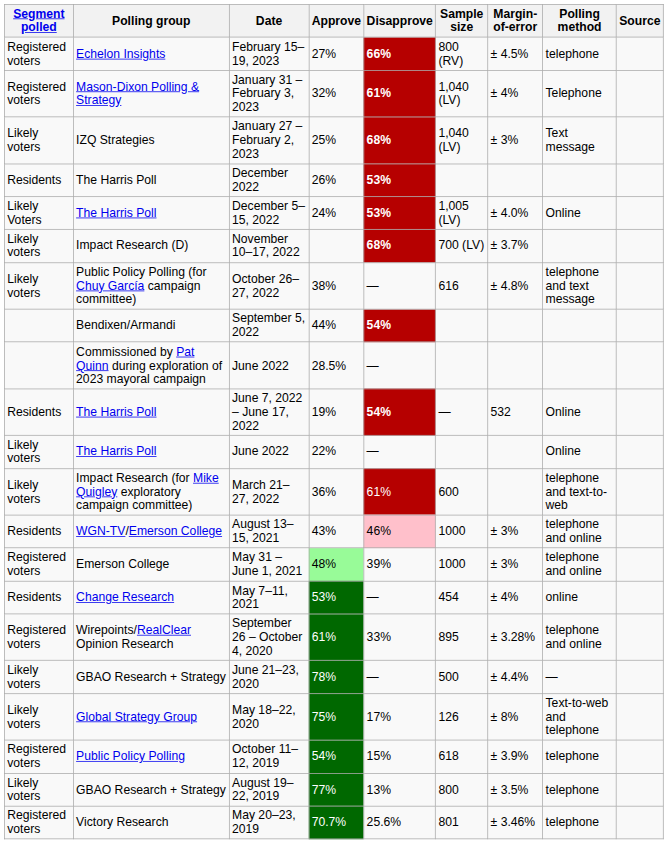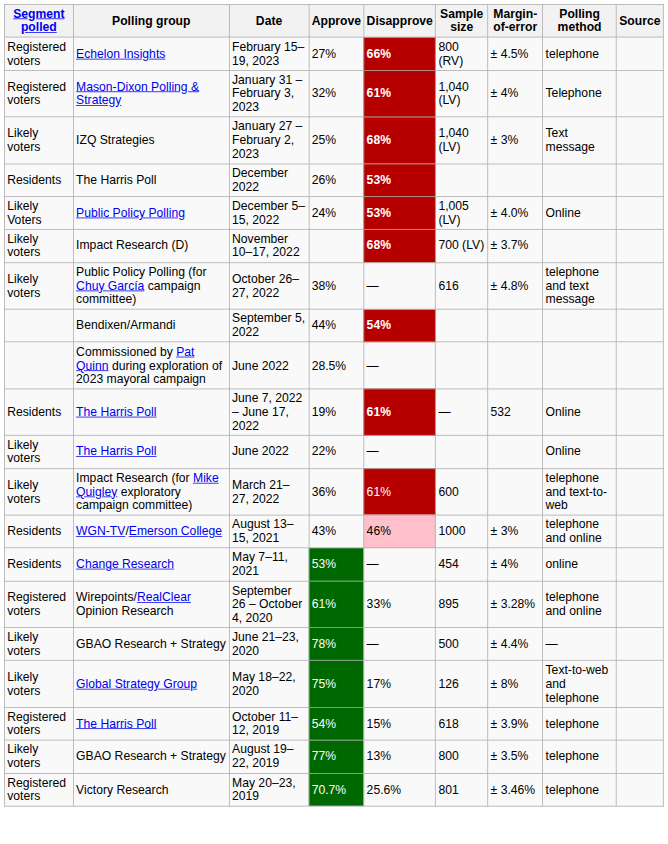(116, 213) The Harris Poll -> (131, 213) Public Policy Polling
(379, 412) 54% -> (379, 412) 61%
- row: (267, 564)
(131, 756) Public Policy Polling -> (116, 723) The Harris Poll
